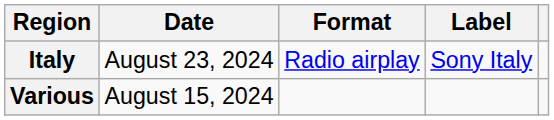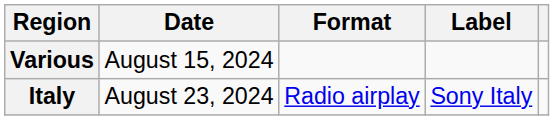rows swapped: (52, 96) <-> (52, 59)
